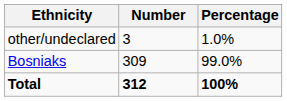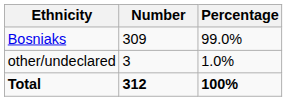rows swapped: (37, 61) <-> (62, 38)
